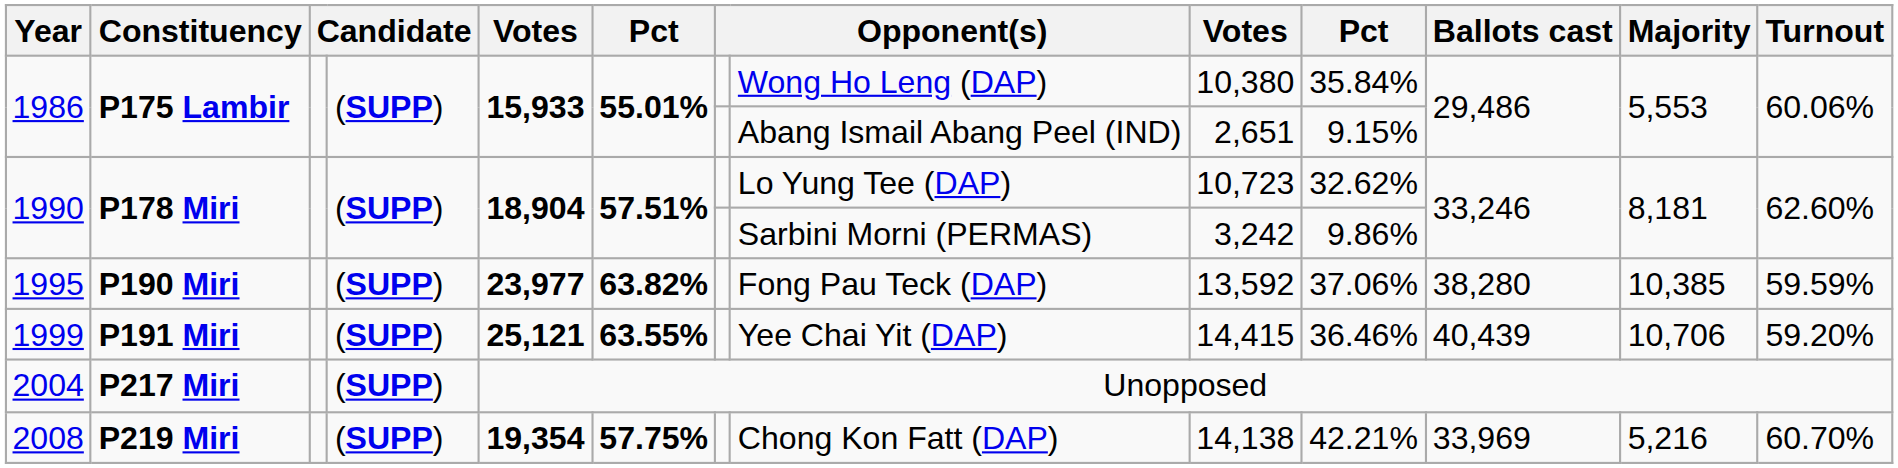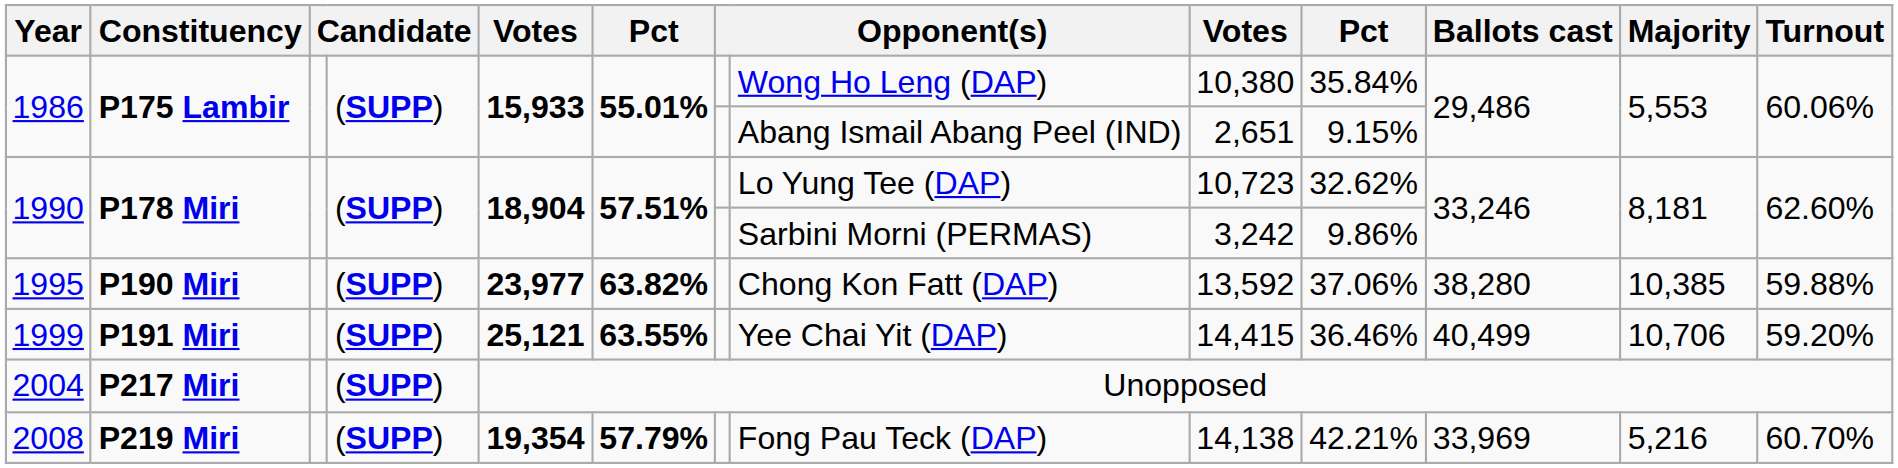(893, 284) Fong Pau Teck (DAP) -> (898, 284) Chong Kon Fatt (DAP)
(1820, 284) 59.59% -> (1820, 284) 59.88%
(1482, 335) 40,439 -> (1482, 335) 40,499
(654, 437) 57.75% -> (654, 437) 57.79%
(898, 437) Chong Kon Fatt (DAP) -> (893, 437) Fong Pau Teck (DAP)
